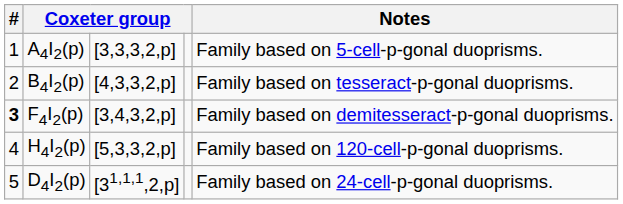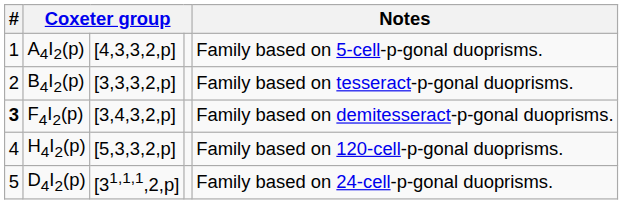(135, 50) [3,3,3,2,p] -> (135, 50) [4,3,3,2,p]
(135, 82) [4,3,3,2,p] -> (135, 82) [3,3,3,2,p]
